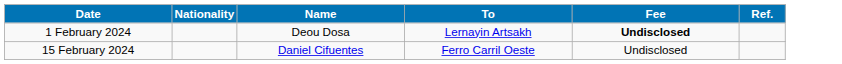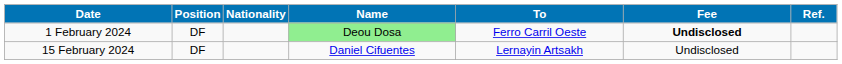+ column: (198, 14)
(321, 32) no background -> (372, 32) lightgreen background
(488, 32) Lernayin Artsakh -> (540, 32) Ferro Carril Oeste
(488, 51) Ferro Carril Oeste -> (540, 51) Lernayin Artsakh
